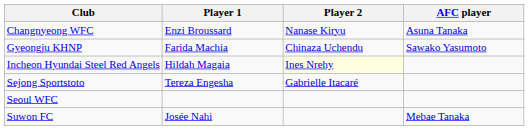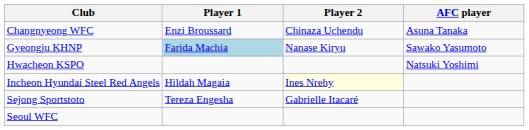(315, 30) Nanase Kiryu -> (324, 30) Chinaza Uchendu
(196, 47) no background -> (196, 47) lightblue background
(324, 47) Chinaza Uchendu -> (315, 47) Nanase Kiryu
+ row: (45, 64)
- row: (30, 116)
